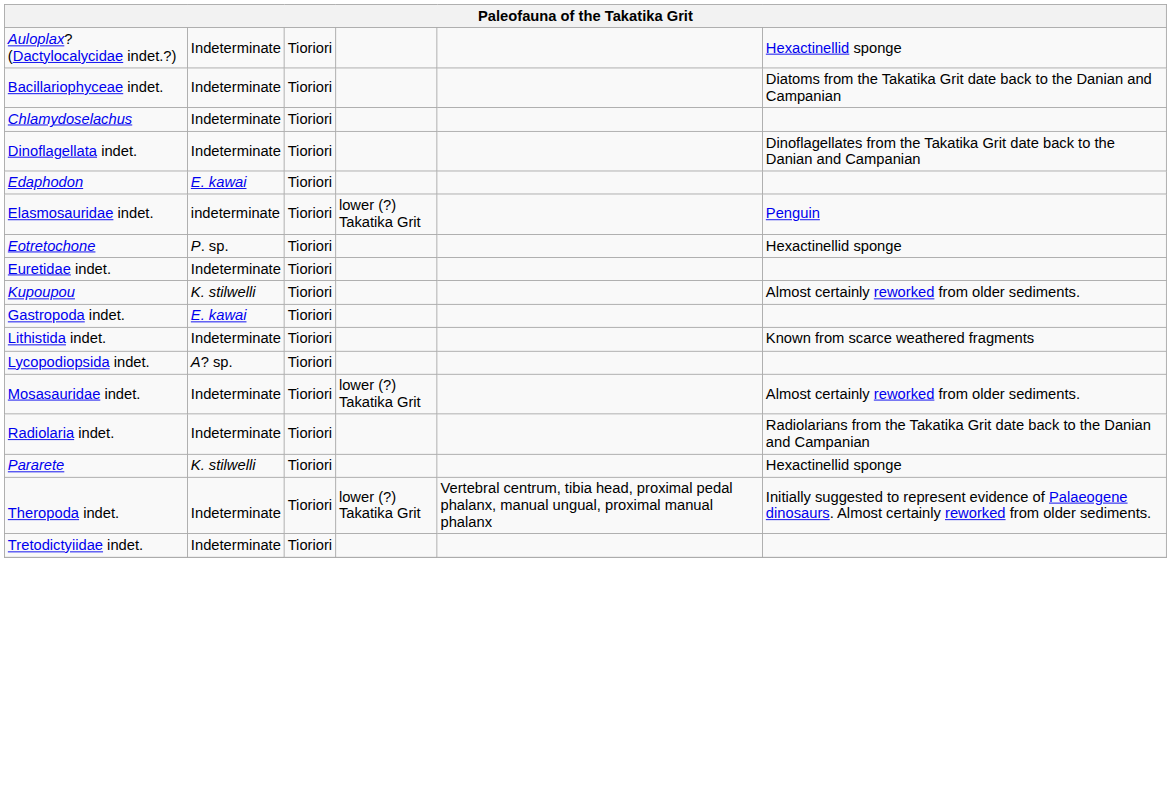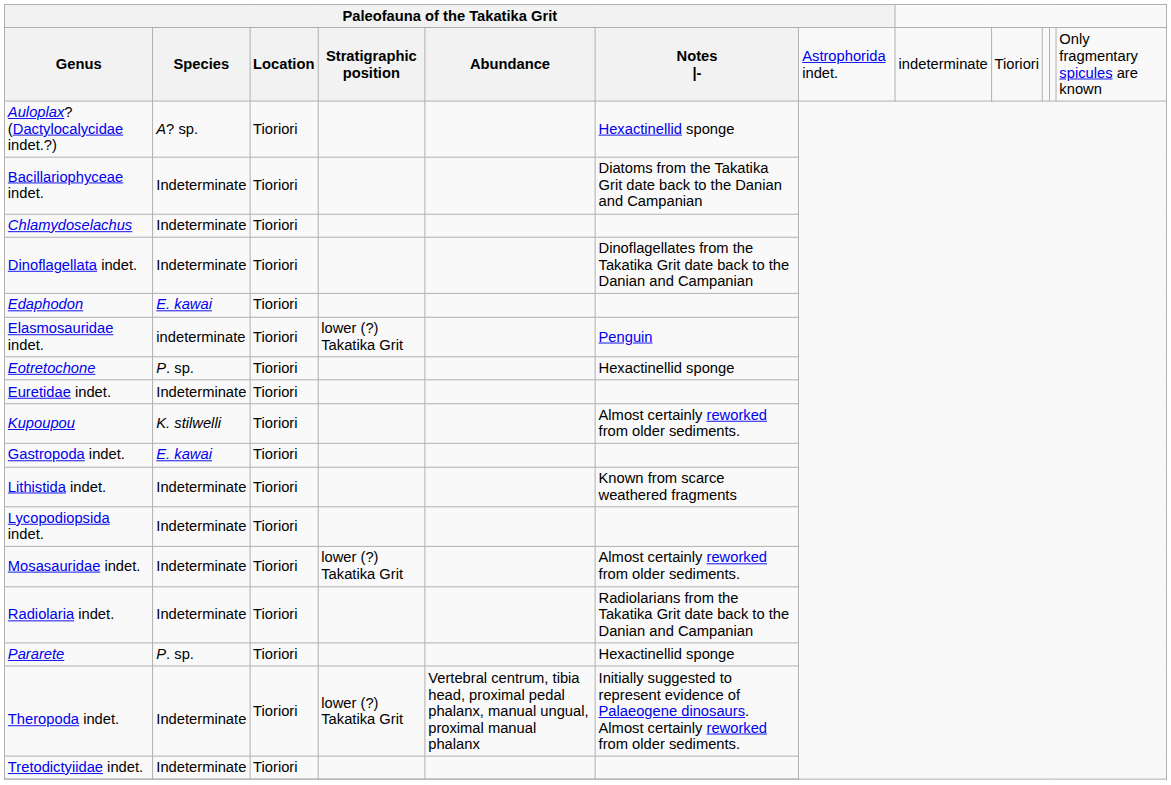+ row: (79, 64)
(236, 47) Indeterminate -> (177, 129) A? sp.
(212, 362) A? sp. -> (201, 526) Indeterminate
(223, 465) K. stilwelli -> (175, 654) P. sp.
